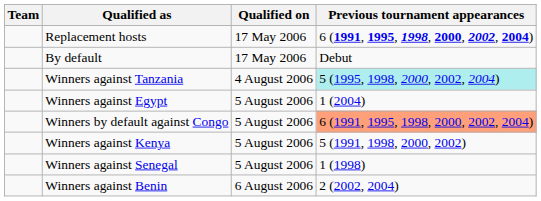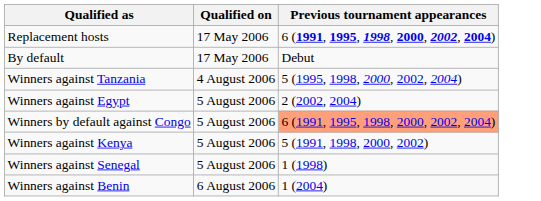- column: (23, 15)
(409, 79) paleturquoise background -> (372, 79) no background
(342, 100) 1 (2004) -> (321, 100) 2 (2002, 2004)
(359, 185) 2 (2002, 2004) -> (304, 185) 1 (2004)
